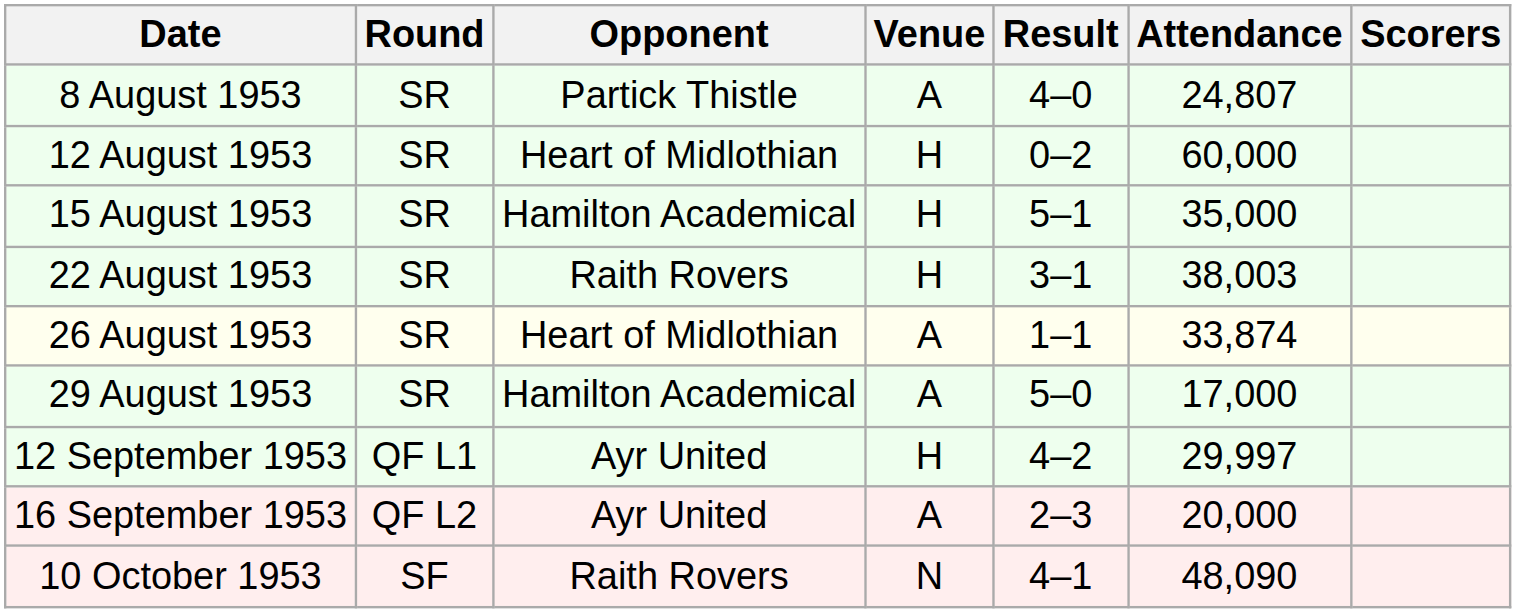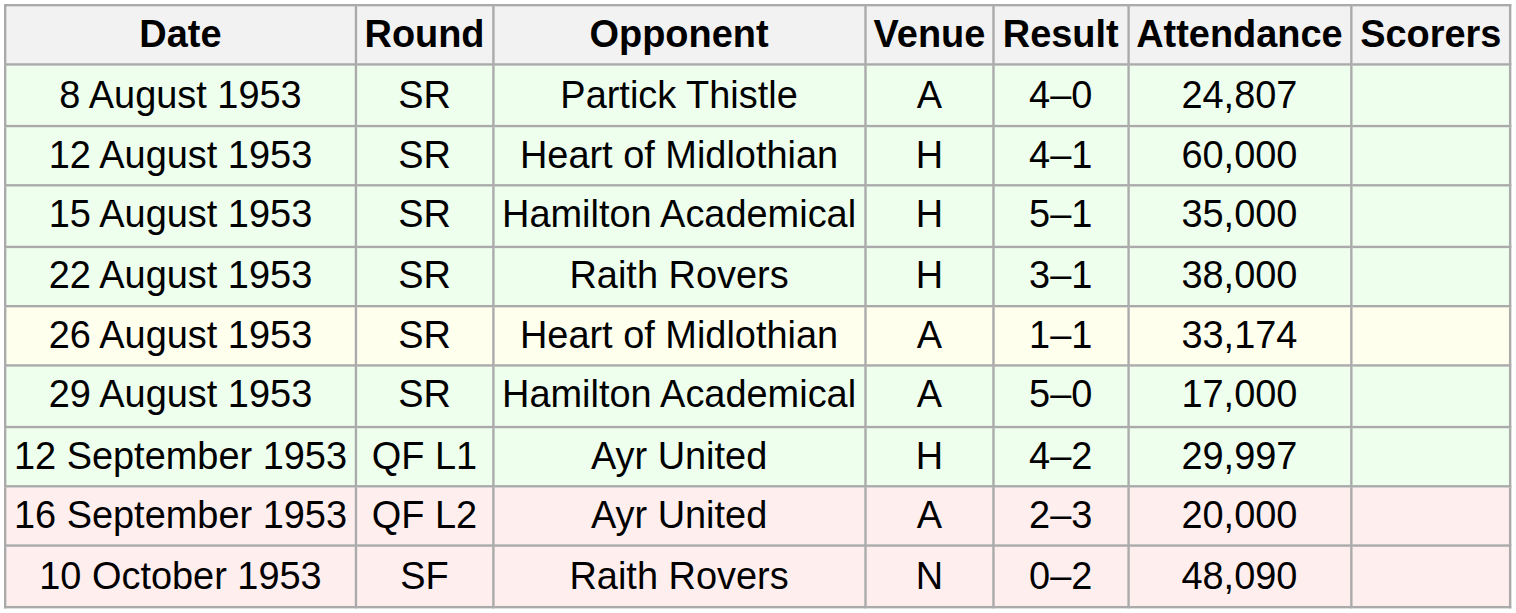(1061, 154) 0–2 -> (1061, 154) 4–1
(1239, 275) 38,003 -> (1239, 275) 38,000
(1239, 335) 33,874 -> (1239, 335) 33,174
(1061, 575) 4–1 -> (1061, 575) 0–2
